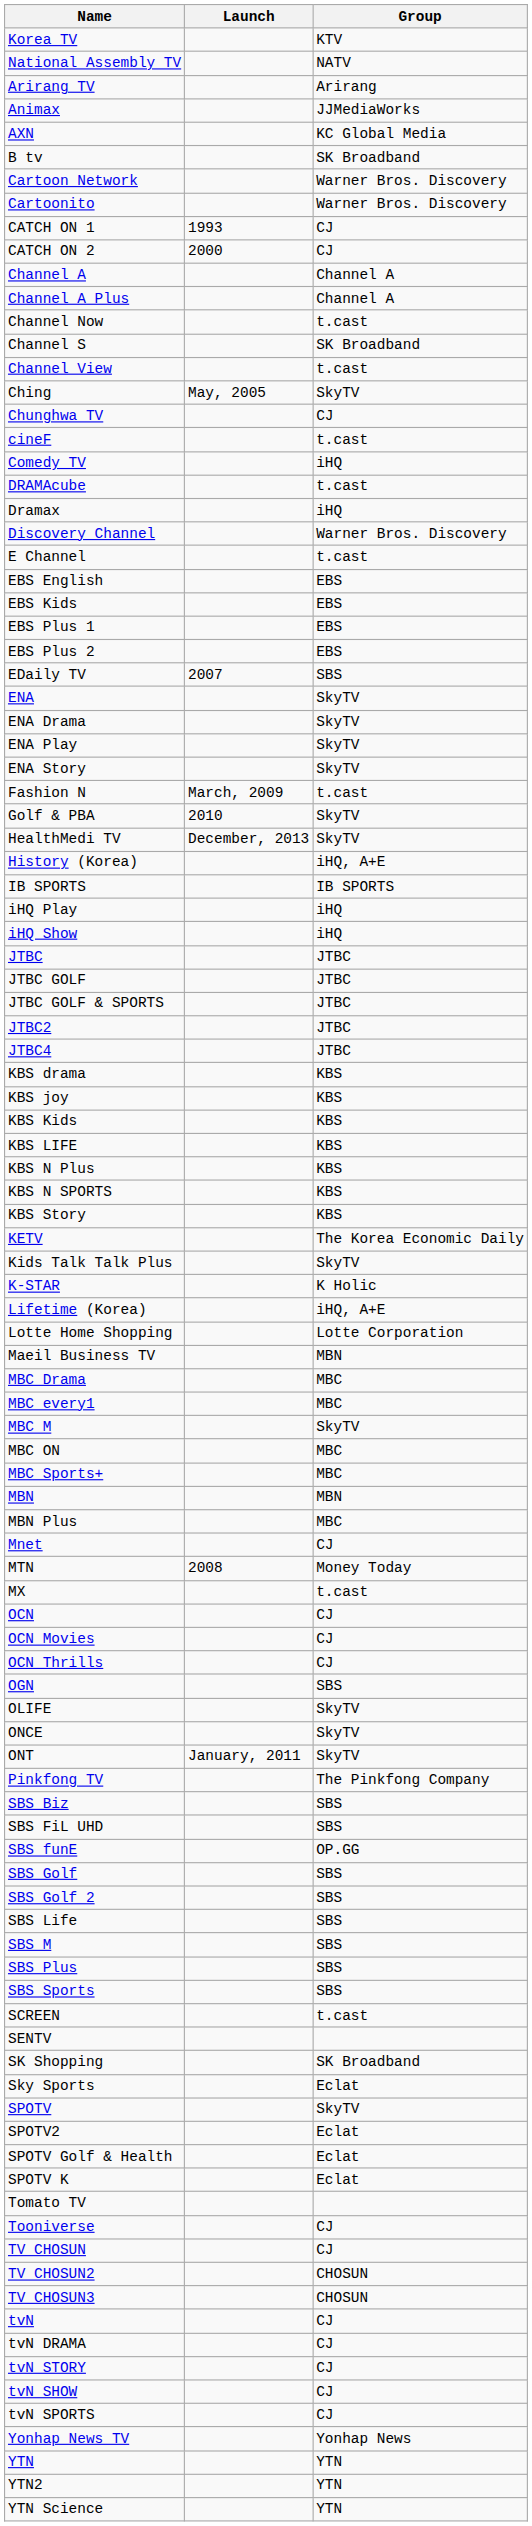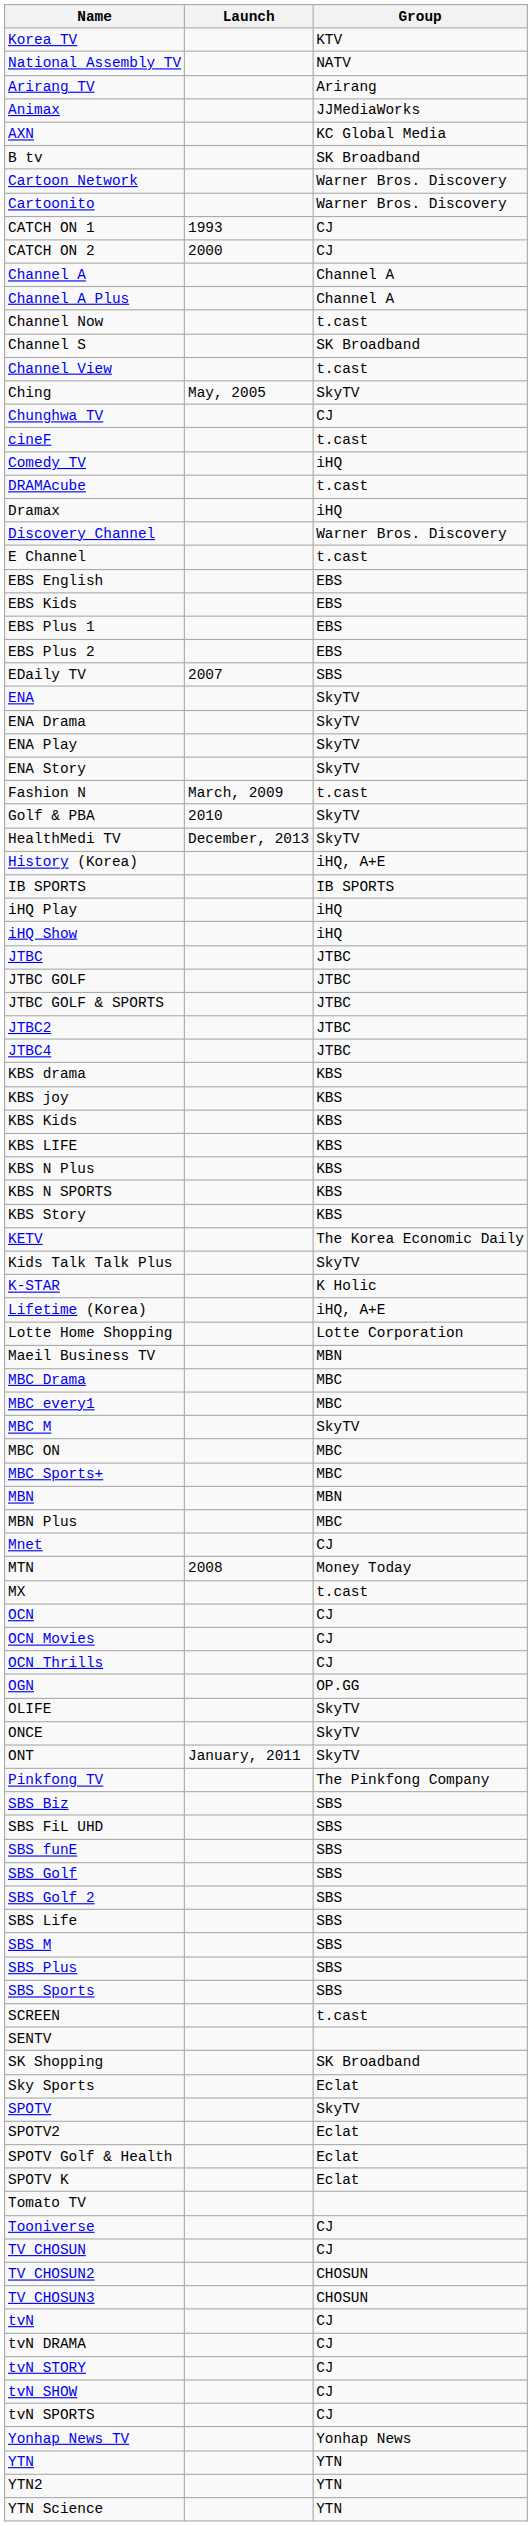(329, 1686) SBS -> (338, 1686) OP.GG
(338, 1851) OP.GG -> (329, 1851) SBS
